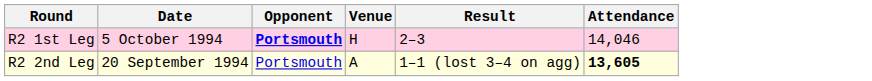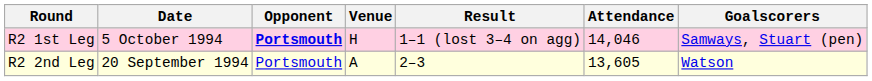+ column: (772, 16)
(412, 40) 2–3 -> (490, 40) 1–1 (lost 3–4 on agg)
(490, 63) 1–1 (lost 3–4 on agg) -> (412, 63) 2–3
(614, 63) bold -> (614, 63) normal
